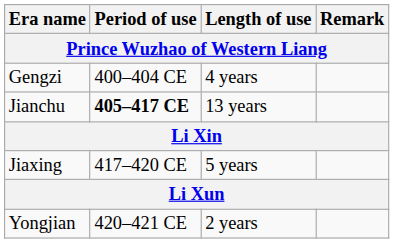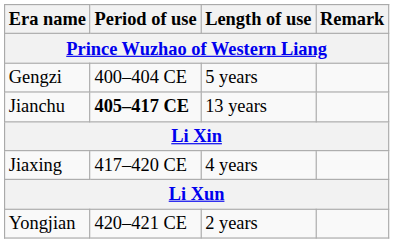(231, 77) 4 years -> (231, 77) 5 years
(231, 164) 5 years -> (231, 164) 4 years
